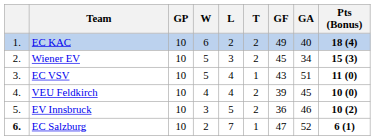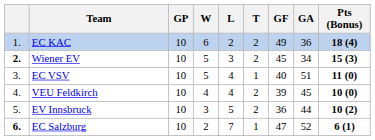(306, 42) 40 -> (306, 42) 36
(17, 59) normal -> (17, 59) bold
(281, 76) 43 -> (281, 76) 40
(306, 110) 46 -> (306, 110) 44
